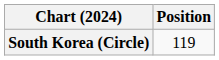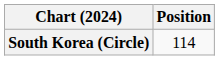(184, 42) 119 -> (184, 42) 114
